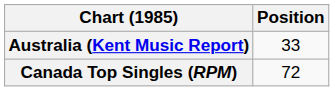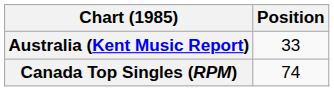(291, 72) 72 -> (291, 72) 74
